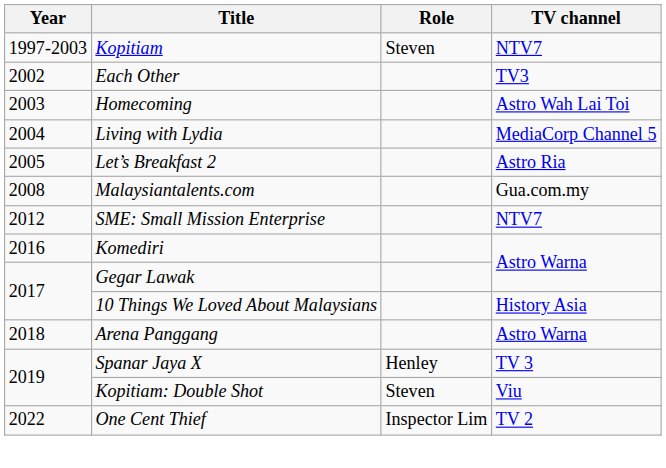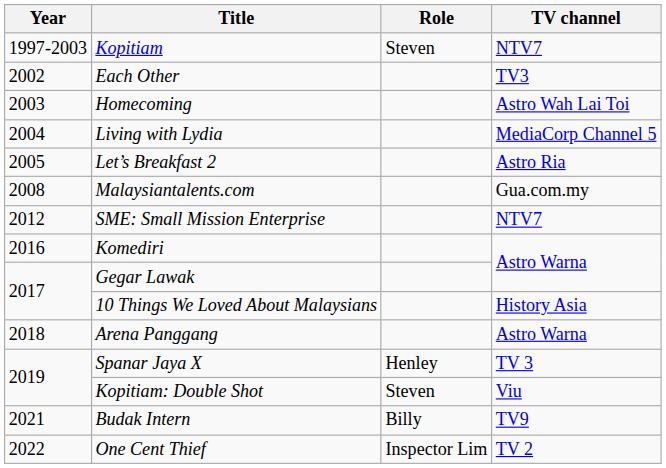+ row: (143, 420)
